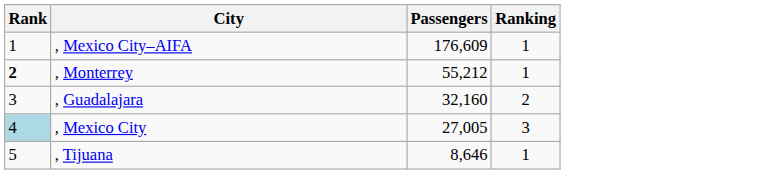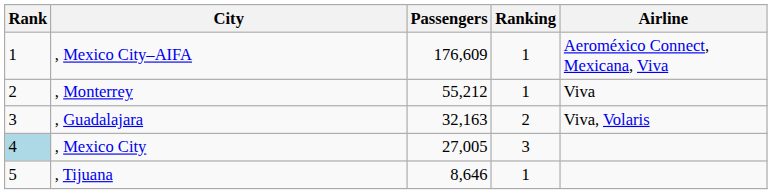+ column: (663, 18)
(13, 73) bold -> (13, 92) normal
(465, 100) 32,160 -> (465, 120) 32,163
